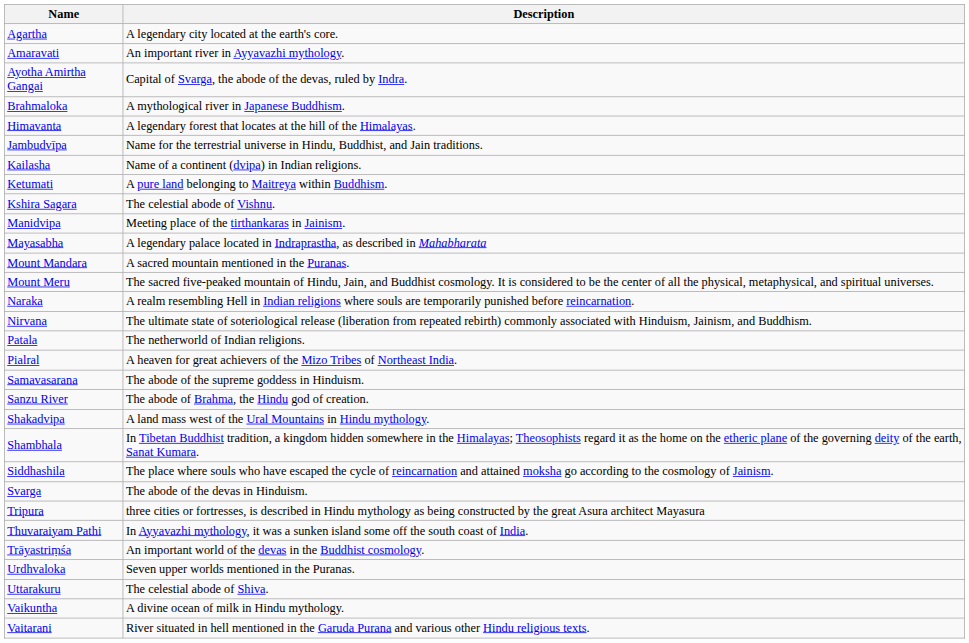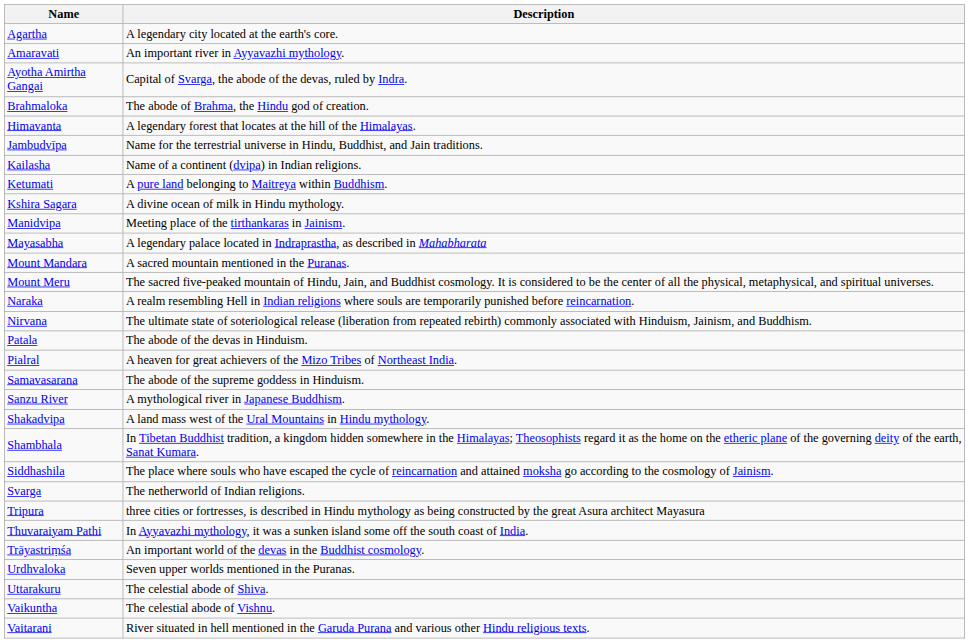(235, 106) A mythological river in Japanese Buddhism. -> (247, 106) The abode of Brahma, the Hindu god of creation.
(201, 203) The celestial abode of Vishnu. -> (235, 203) A divine ocean of milk in Hindu mythology.
(215, 340) The netherworld of Indian religions. -> (217, 340) The abode of the devas in Hinduism.
(247, 399) The abode of Brahma, the Hindu god of creation. -> (235, 399) A mythological river in Japanese Buddhism.
(217, 491) The abode of the devas in Hinduism. -> (215, 491) The netherworld of Indian religions.
(235, 608) A divine ocean of milk in Hindu mythology. -> (201, 608) The celestial abode of Vishnu.
